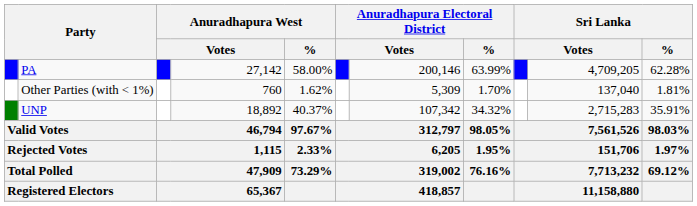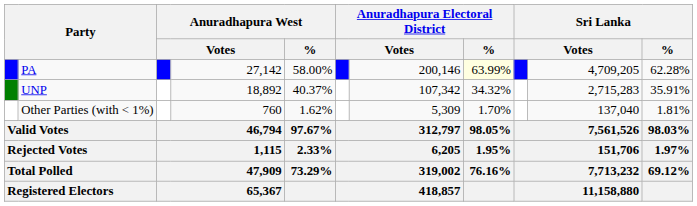(491, 69) no background -> (491, 69) lightyellow background
rows swapped: (34, 110) <-> (87, 89)
